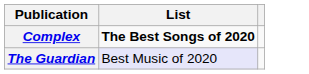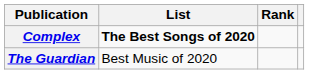+ column: (278, 15)
(159, 58) lavender background -> (159, 58) no background
